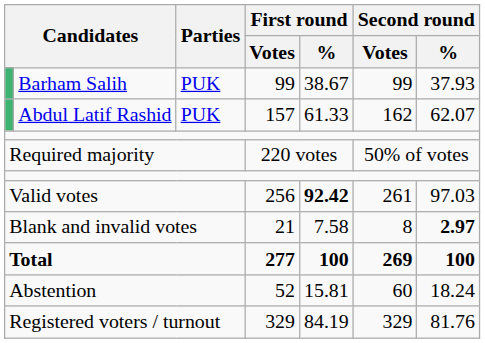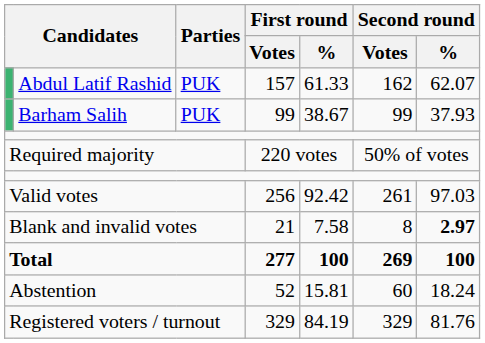rows swapped: (95, 114) <-> (73, 83)
(326, 195) bold -> (326, 195) normal
